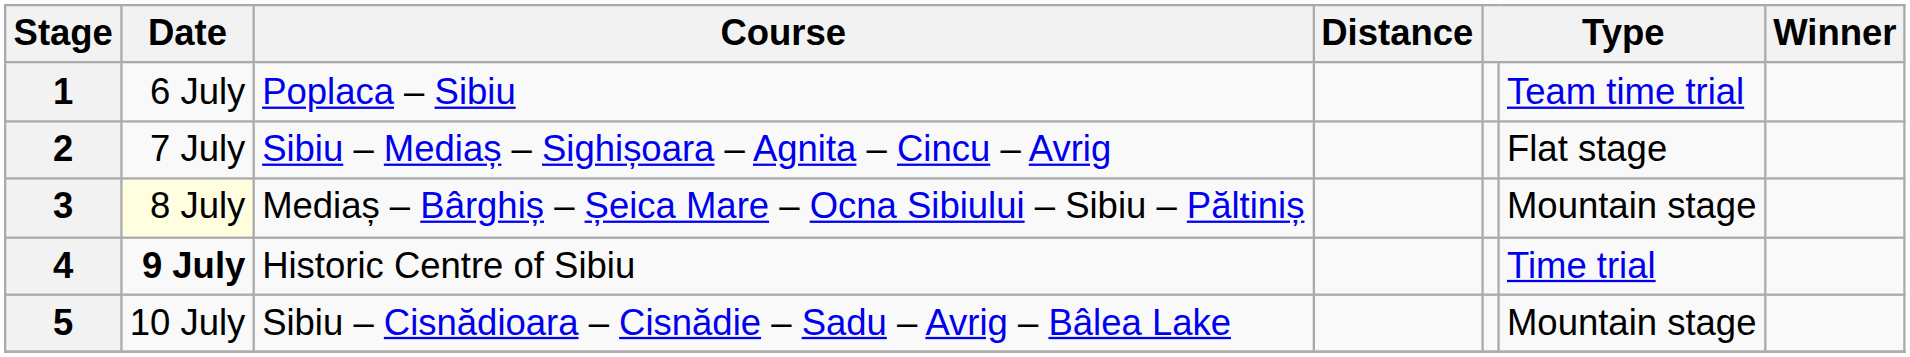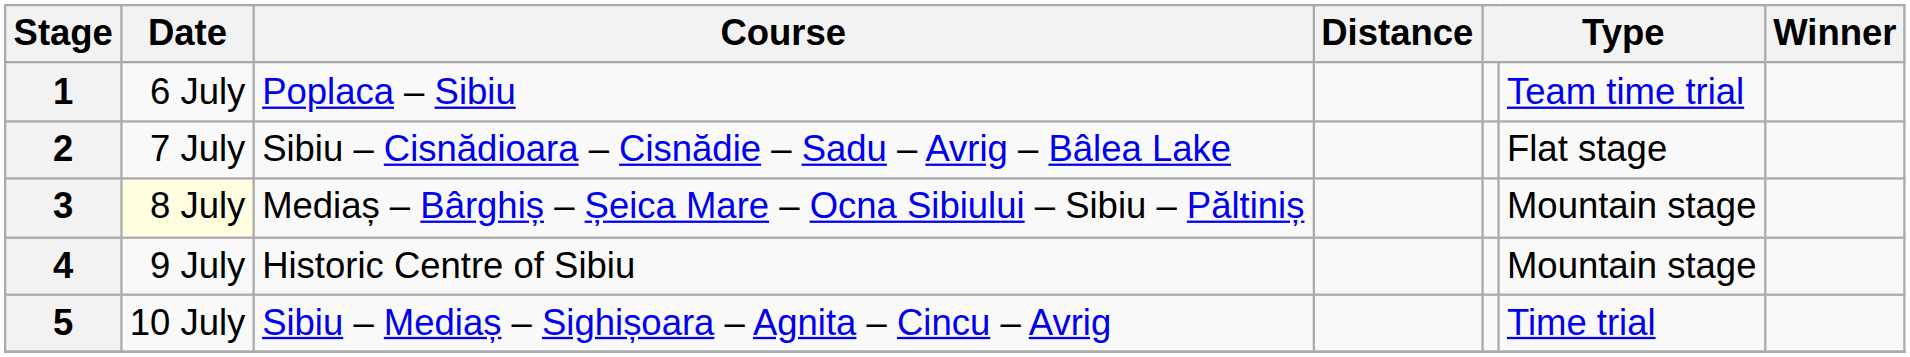(687, 149) Sibiu – Mediaș – Sighișoara – Agnita – Cincu – Avrig -> (747, 149) Sibiu – Cisnădioara – Cisnădie – Sadu – Avrig – Bâlea Lake
(194, 264) bold -> (198, 264) normal
(1581, 264) Time trial -> (1632, 264) Mountain stage
(747, 322) Sibiu – Cisnădioara – Cisnădie – Sadu – Avrig – Bâlea Lake -> (687, 322) Sibiu – Mediaș – Sighișoara – Agnita – Cincu – Avrig
(1632, 322) Mountain stage -> (1581, 322) Time trial
